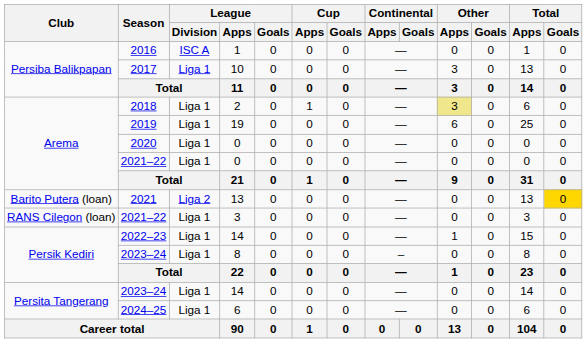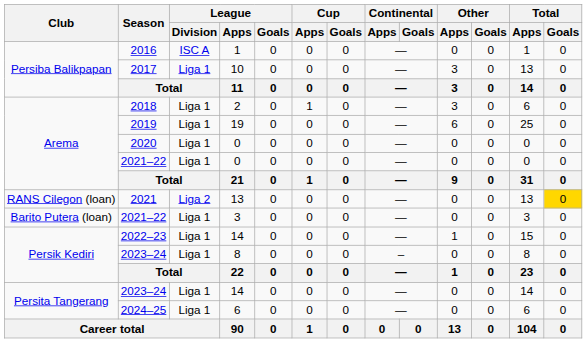(454, 106) khaki background -> (454, 106) no background
(61, 198) Barito Putera (loan) -> (61, 198) RANS Cilegon (loan)
(61, 217) RANS Cilegon (loan) -> (61, 217) Barito Putera (loan)
